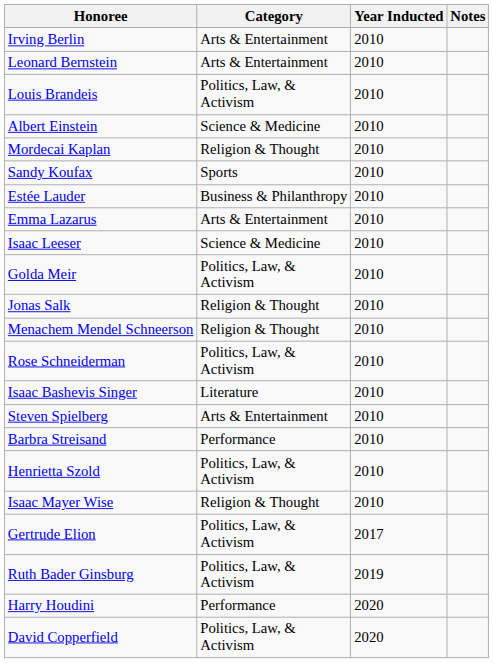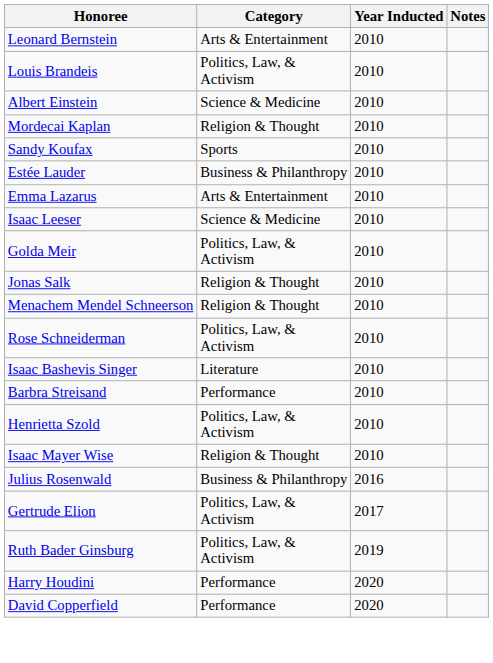- row: (46, 39)
- row: (58, 416)
+ row: (60, 479)
(248, 637) Politics, Law, & Activism -> (238, 605) Performance
